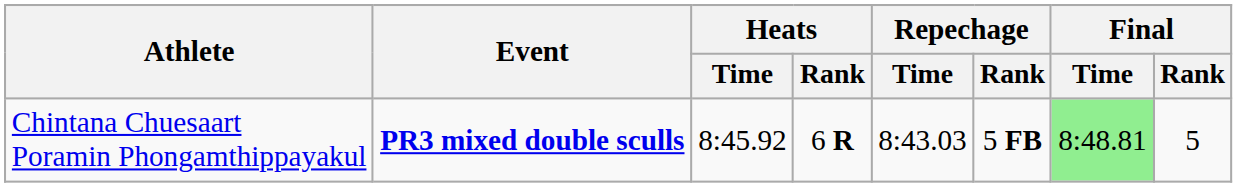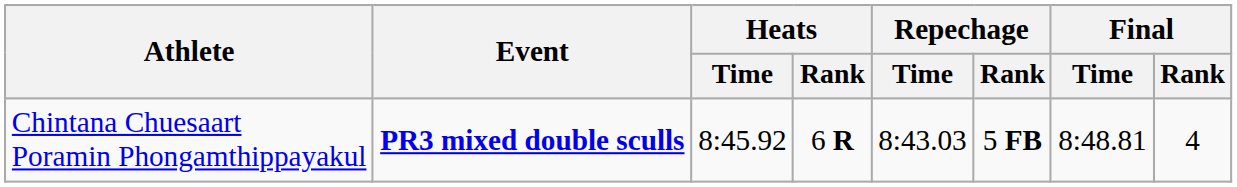(1102, 140) lightgreen background -> (1102, 140) no background
(1193, 140) 5 -> (1193, 140) 4
